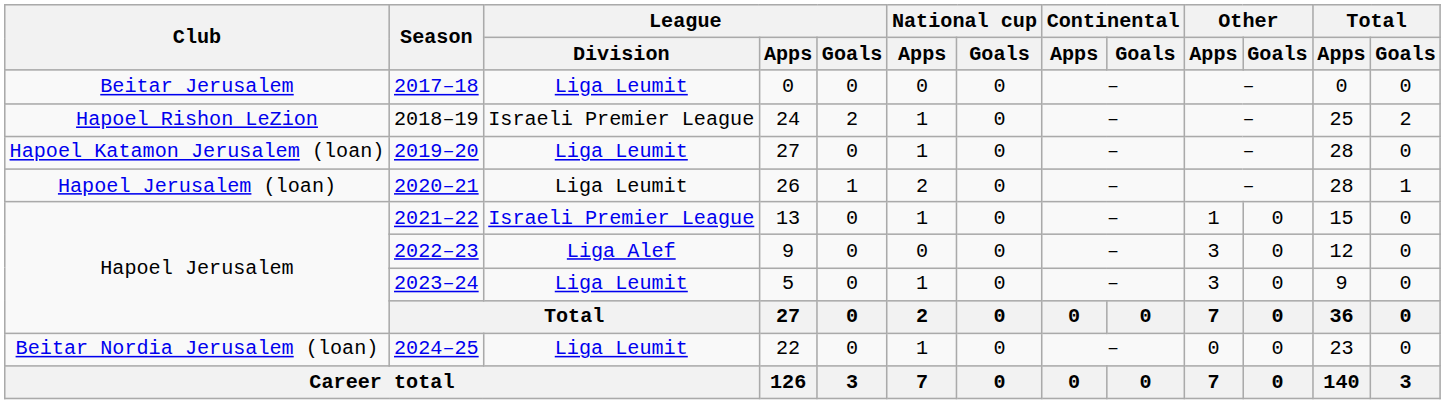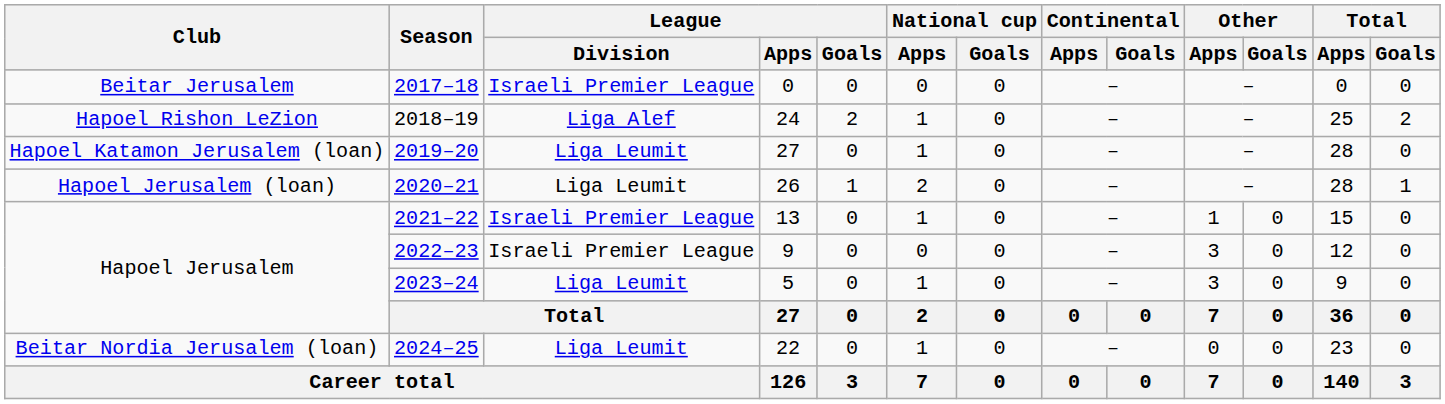(621, 87) Liga Leumit -> (621, 87) Israeli Premier League
(621, 120) Israeli Premier League -> (621, 120) Liga Alef
(621, 251) Liga Alef -> (621, 251) Israeli Premier League
